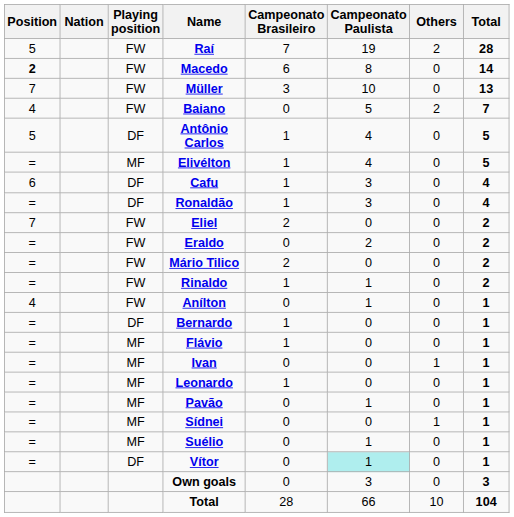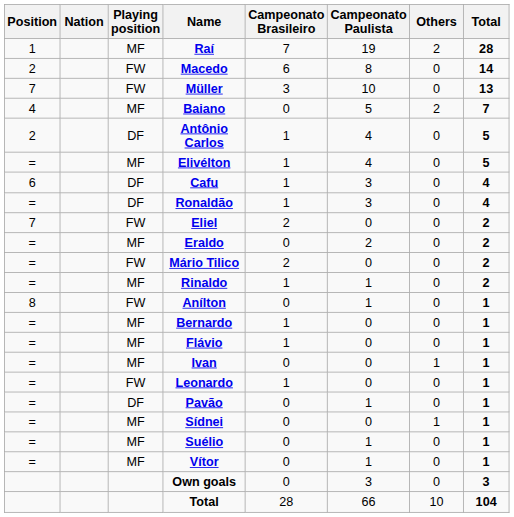(32, 49) 5 -> (32, 49) 1
(136, 49) FW -> (136, 49) MF
(32, 69) bold -> (32, 69) normal
(136, 109) FW -> (136, 109) MF
(32, 136) 5 -> (32, 136) 2
(136, 243) FW -> (136, 243) MF
(136, 282) FW -> (136, 282) MF
(32, 302) 4 -> (32, 302) 8
(136, 322) DF -> (136, 322) MF
(136, 382) MF -> (136, 382) FW
(136, 402) MF -> (136, 402) DF
(136, 462) DF -> (136, 462) MF
(369, 462) paleturquoise background -> (369, 462) no background
